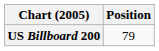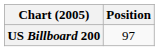(129, 35) 79 -> (129, 35) 97
